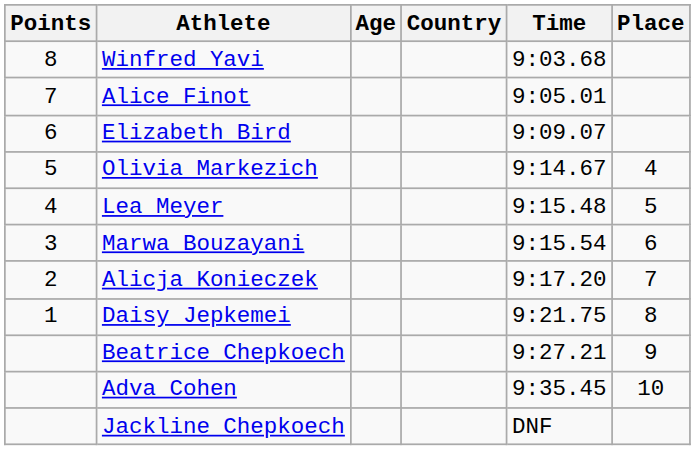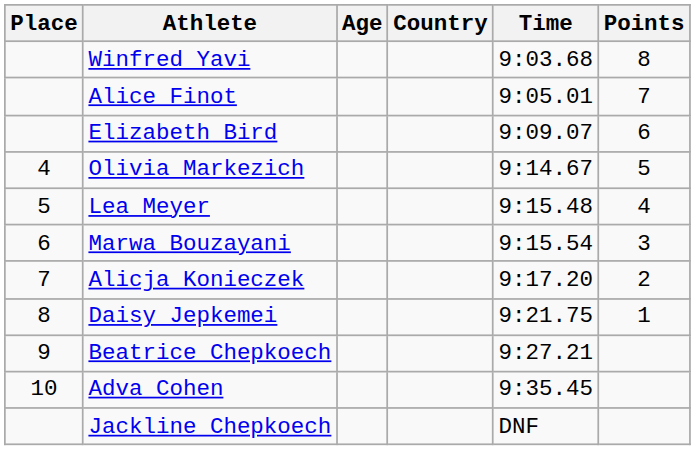columns swapped: (651, 23) <-> (51, 23)
